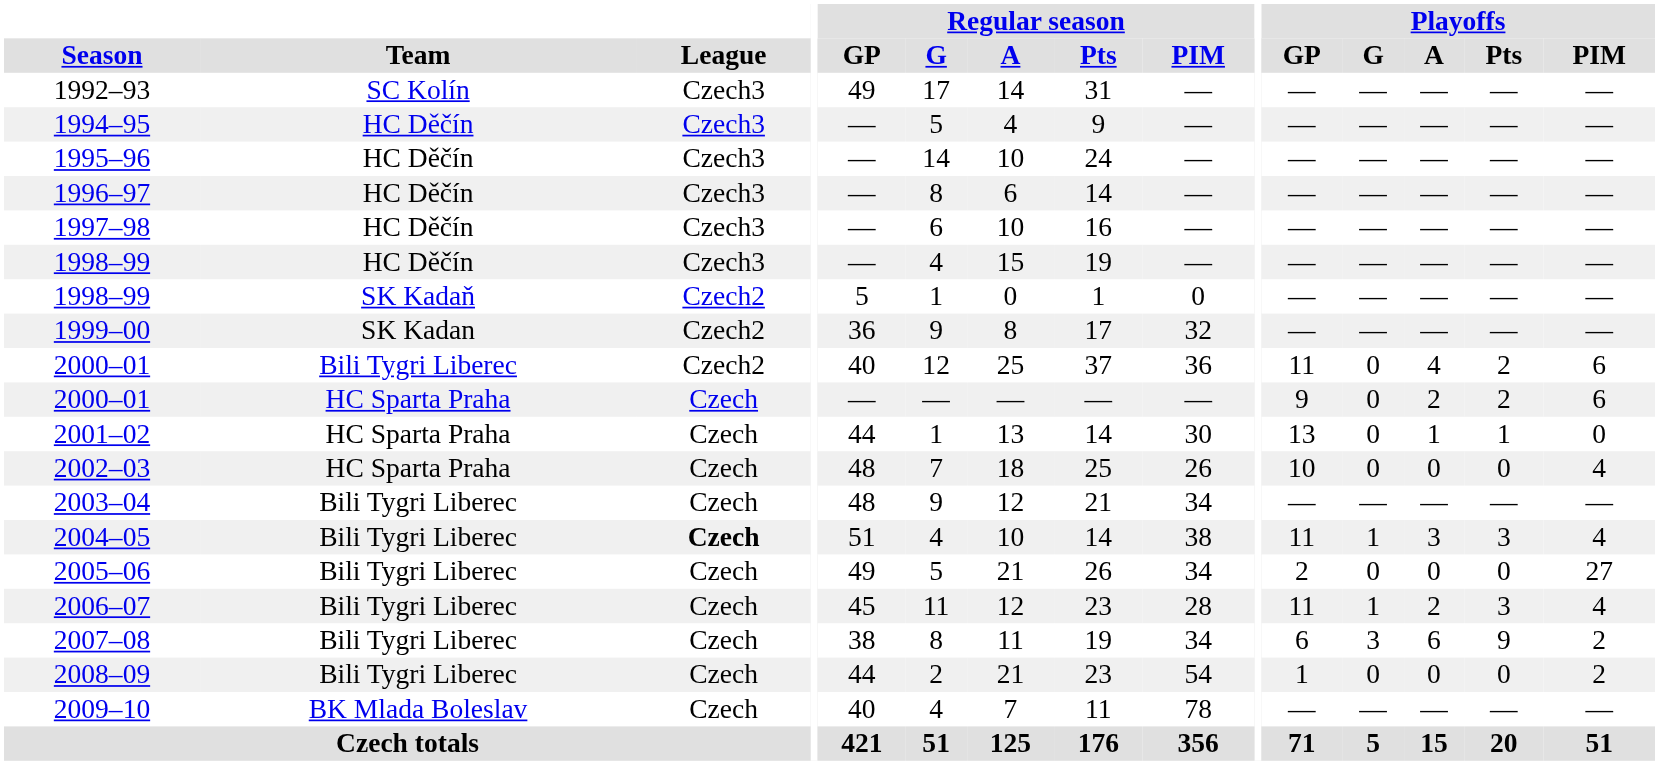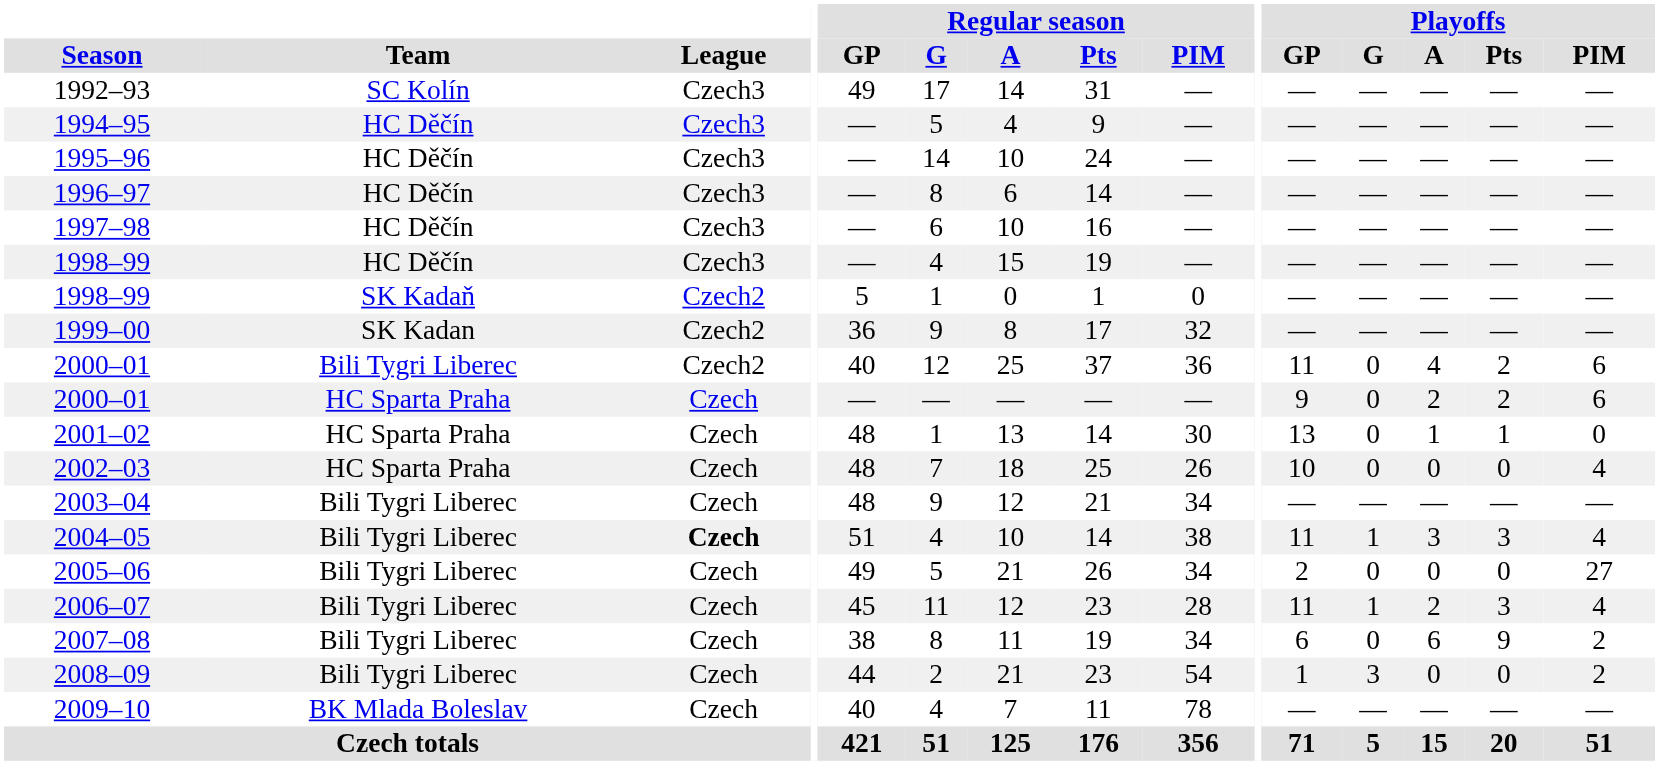(862, 433) 44 -> (862, 433) 48
(1373, 640) 3 -> (1373, 640) 0
(1373, 674) 0 -> (1373, 674) 3
